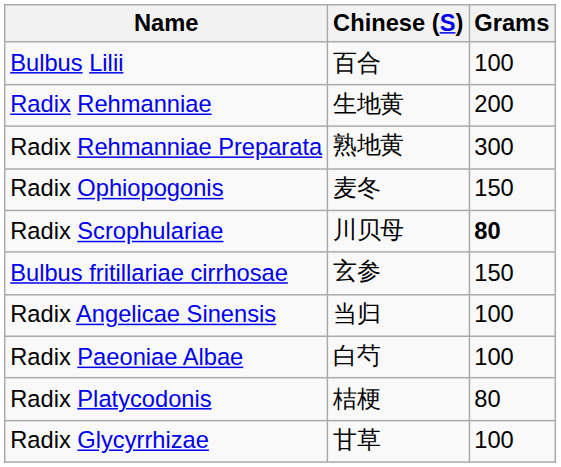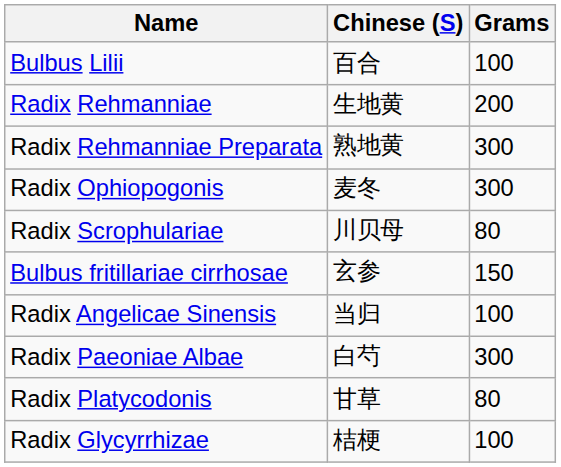(494, 189) 150 -> (494, 189) 300
(487, 231) bold -> (487, 231) normal
(494, 357) 100 -> (494, 357) 300
(357, 398) 桔梗 -> (357, 398) 甘草
(357, 440) 甘草 -> (357, 440) 桔梗
